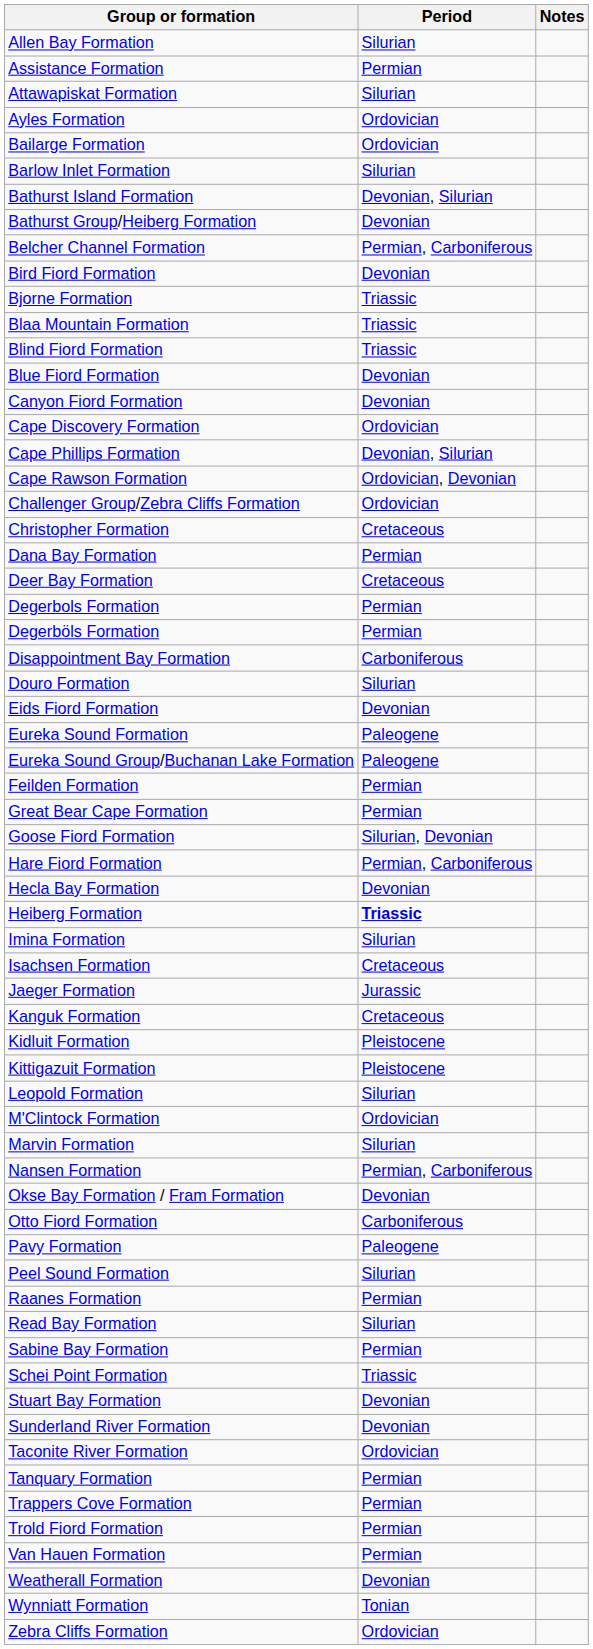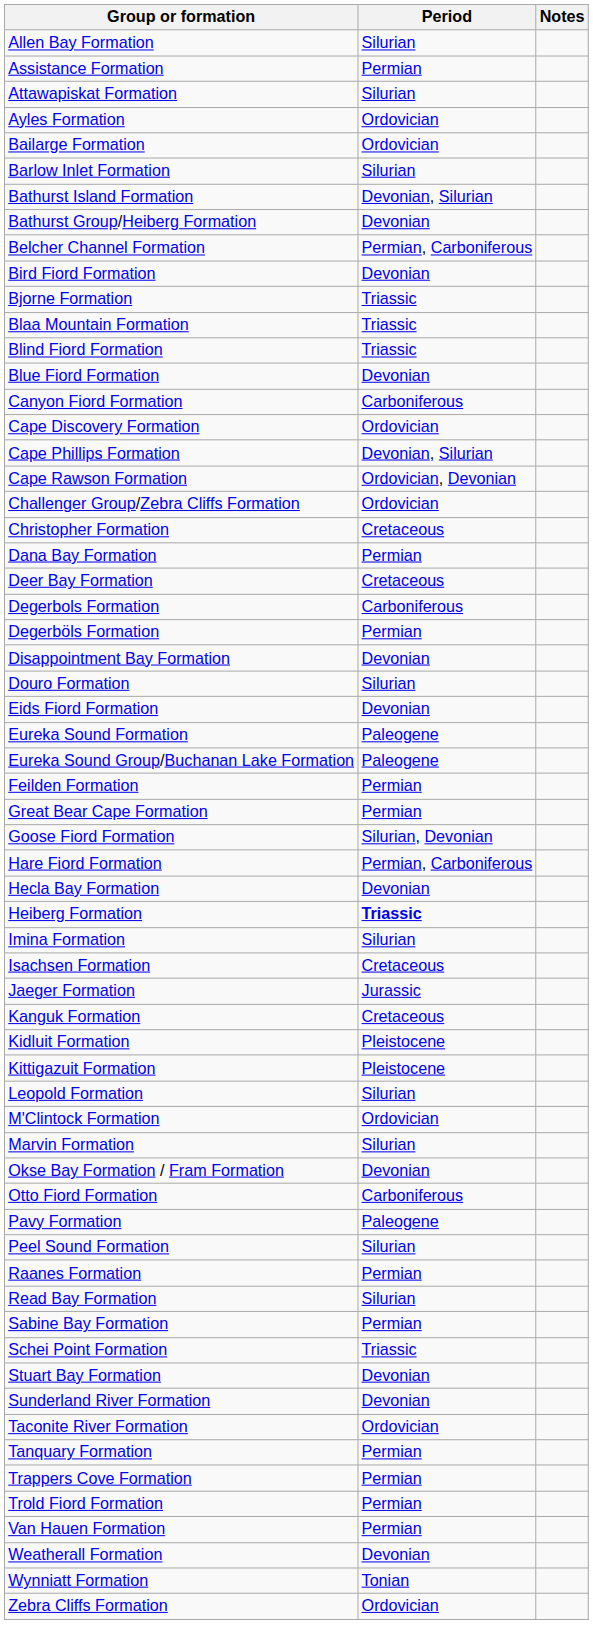(396, 401) Devonian -> (412, 401) Carboniferous
(392, 606) Permian -> (412, 606) Carboniferous
(412, 658) Carboniferous -> (396, 658) Devonian
- row: (75, 1170)
